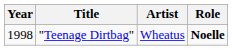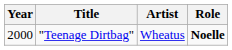(20, 34) 1998 -> (20, 34) 2000
